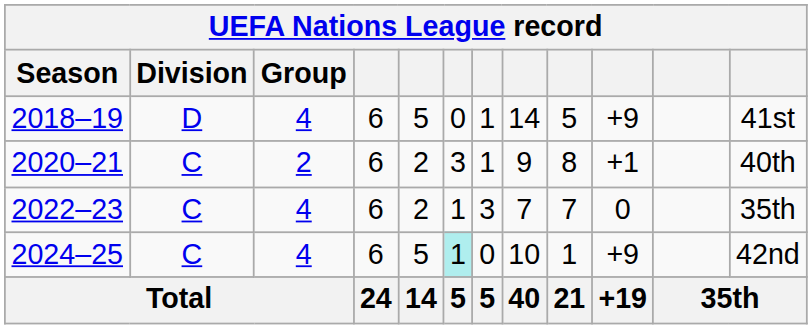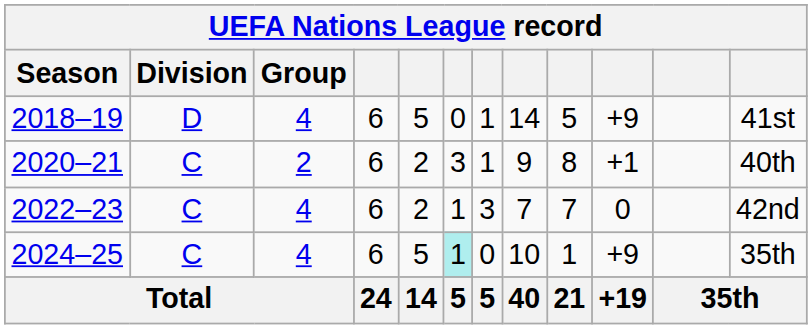(768, 208) 35th -> (768, 208) 42nd
(768, 254) 42nd -> (768, 254) 35th
